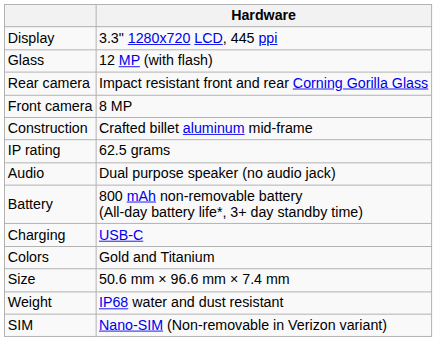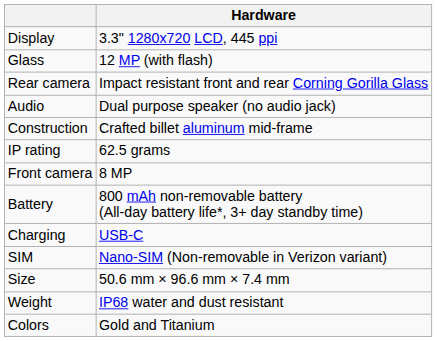rows swapped: (50, 106) <-> (26, 173)
rows swapped: (20, 325) <-> (28, 257)
